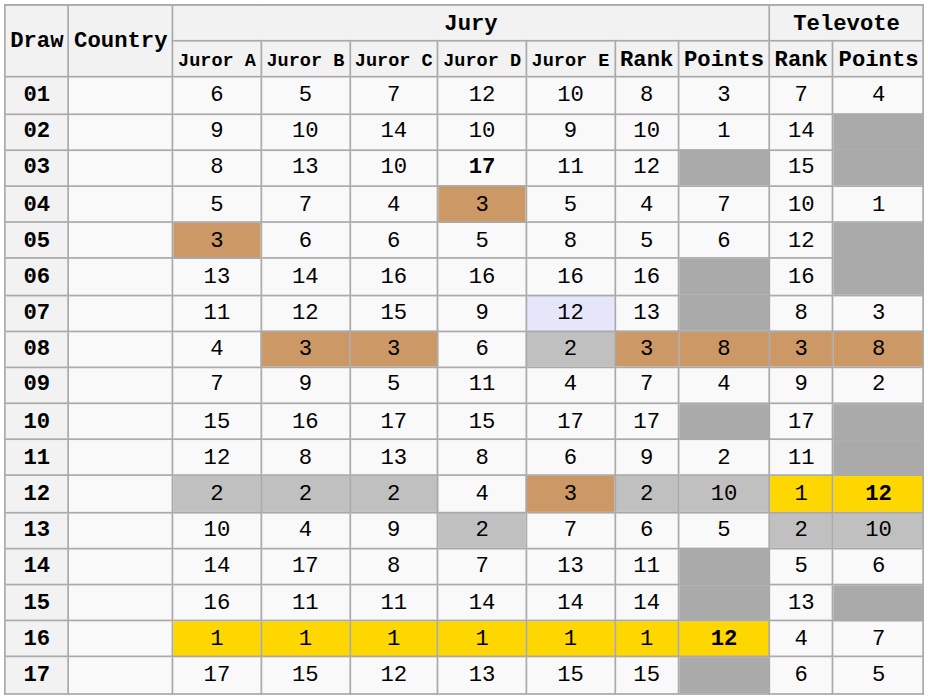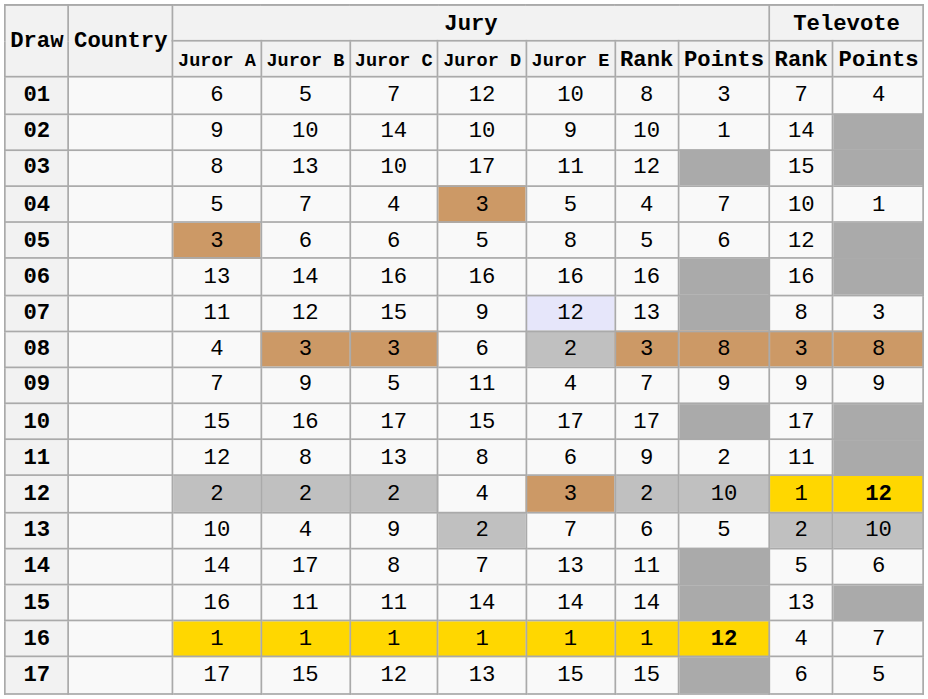(482, 168) bold -> (482, 168) normal
(724, 385) 4 -> (724, 385) 9
(879, 385) 2 -> (879, 385) 9
